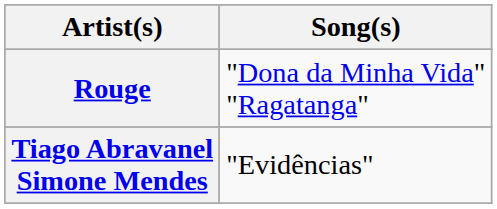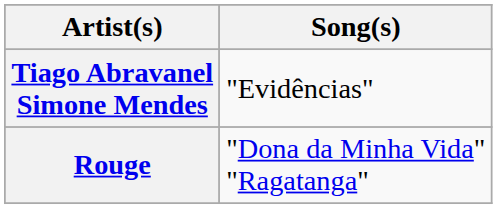rows swapped: (112, 87) <-> (112, 164)
